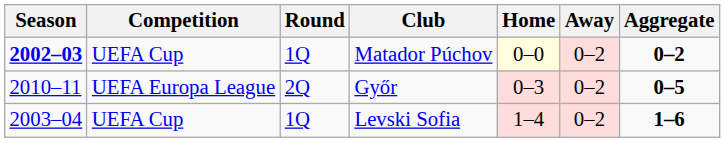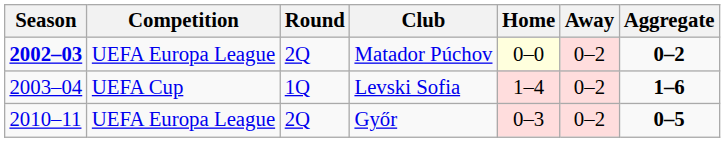(138, 53) UEFA Cup -> (183, 53) UEFA Europa League
(297, 53) 1Q -> (297, 53) 2Q
rows swapped: (407, 119) <-> (376, 86)
